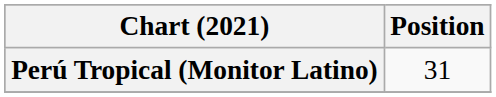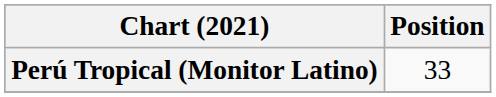(437, 69) 31 -> (437, 69) 33
